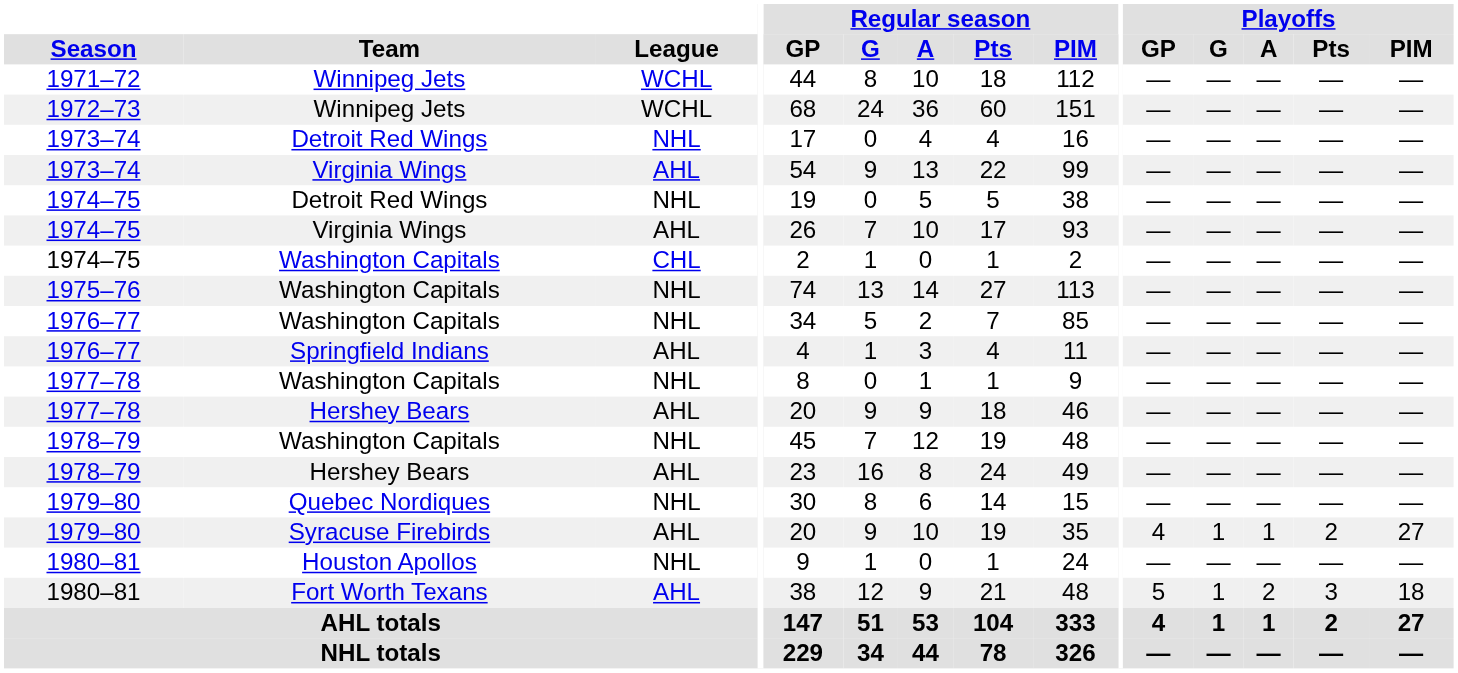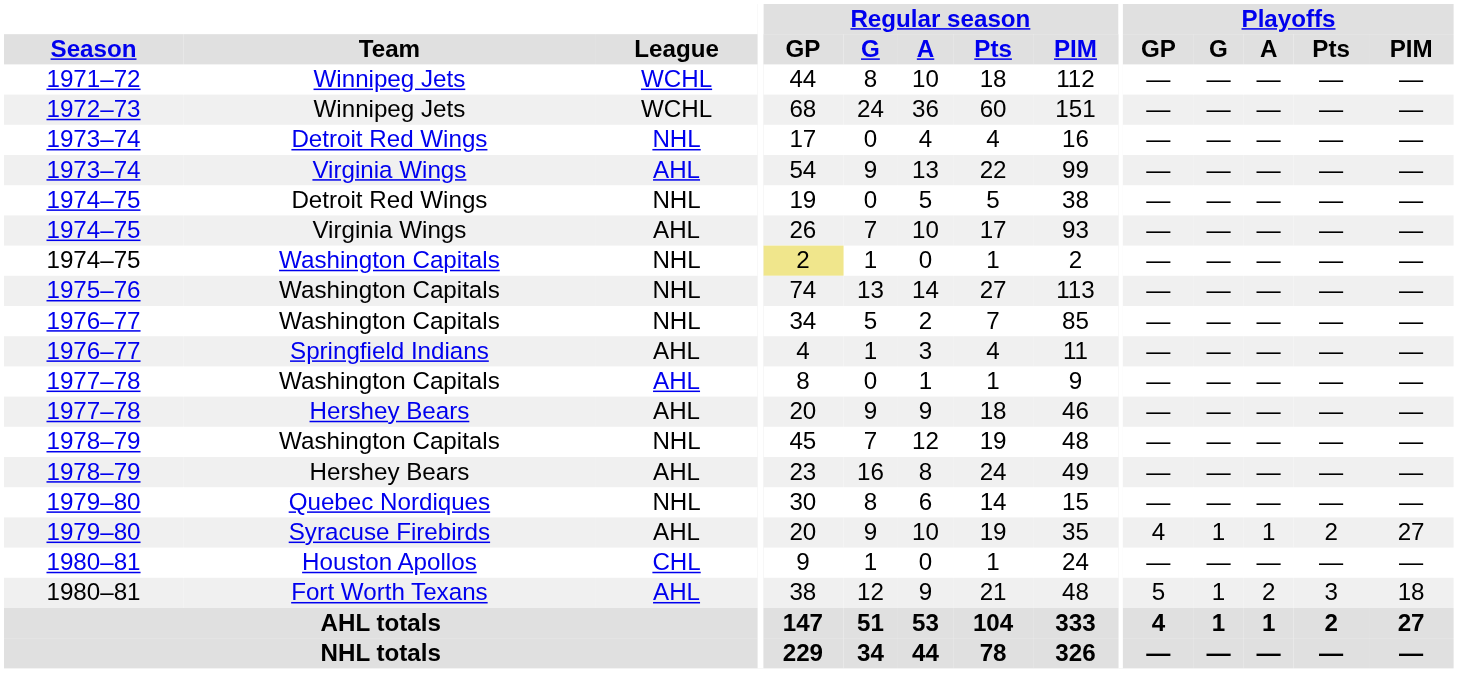(677, 260) CHL -> (677, 260) NHL
(803, 260) no background -> (803, 260) khaki background
(677, 381) NHL -> (677, 381) AHL
(677, 562) NHL -> (677, 562) CHL
